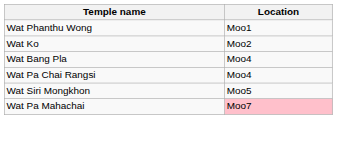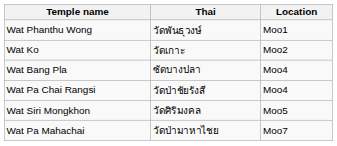+ column: (206, 12)
(239, 106) pink background -> (275, 130) no background
